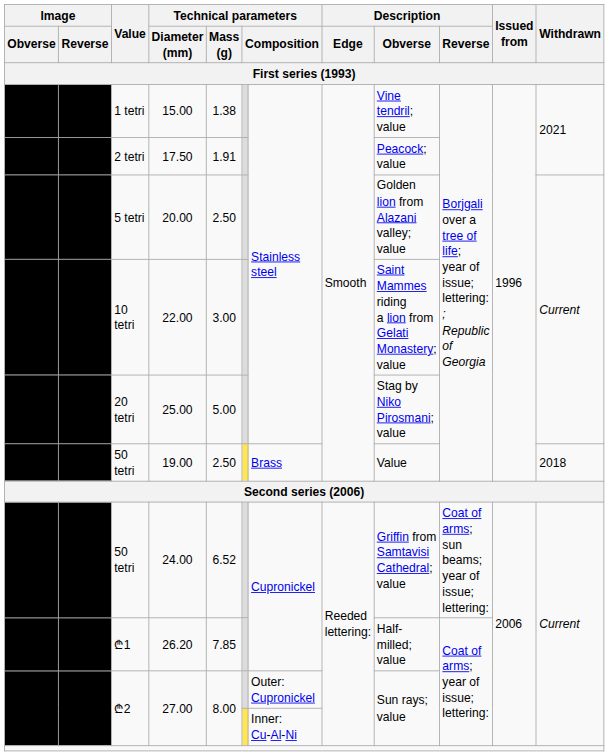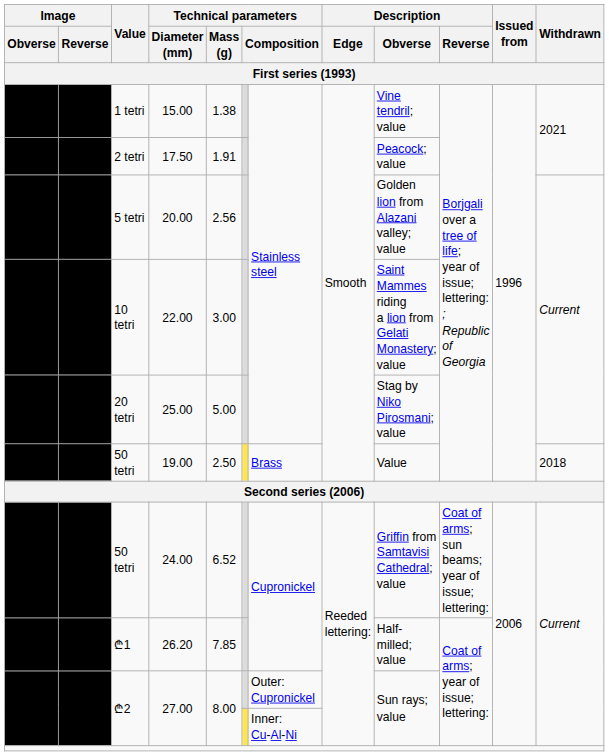(224, 217) 2.50 -> (224, 217) 2.56
